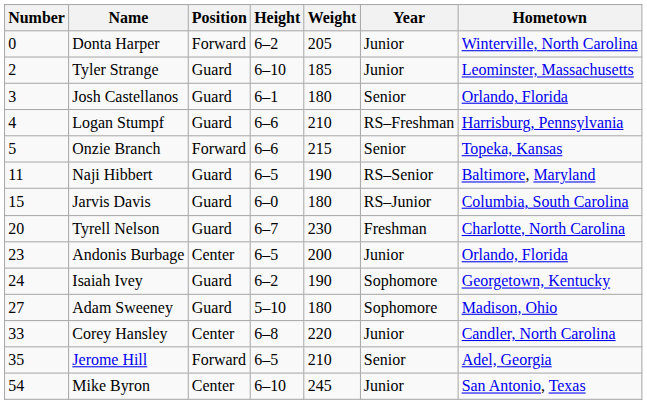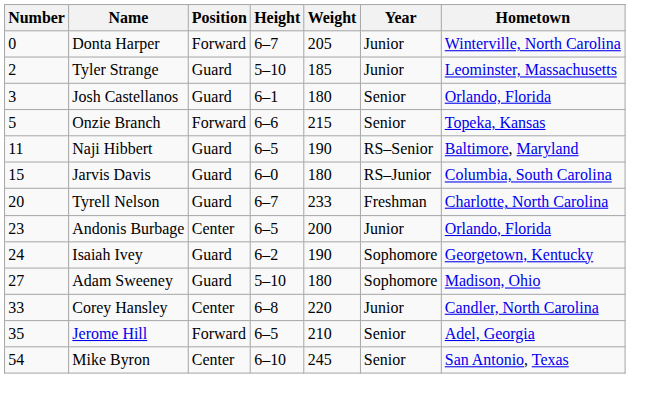(266, 44) 6–2 -> (266, 44) 6–7
(270, 70) 6–10 -> (270, 70) 5–10
- row: (118, 123)
(320, 228) 230 -> (320, 202) 233
(384, 386) Junior -> (385, 359) Senior
